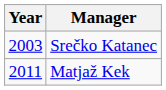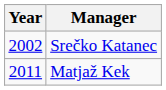(25, 44) 2003 -> (25, 44) 2002
